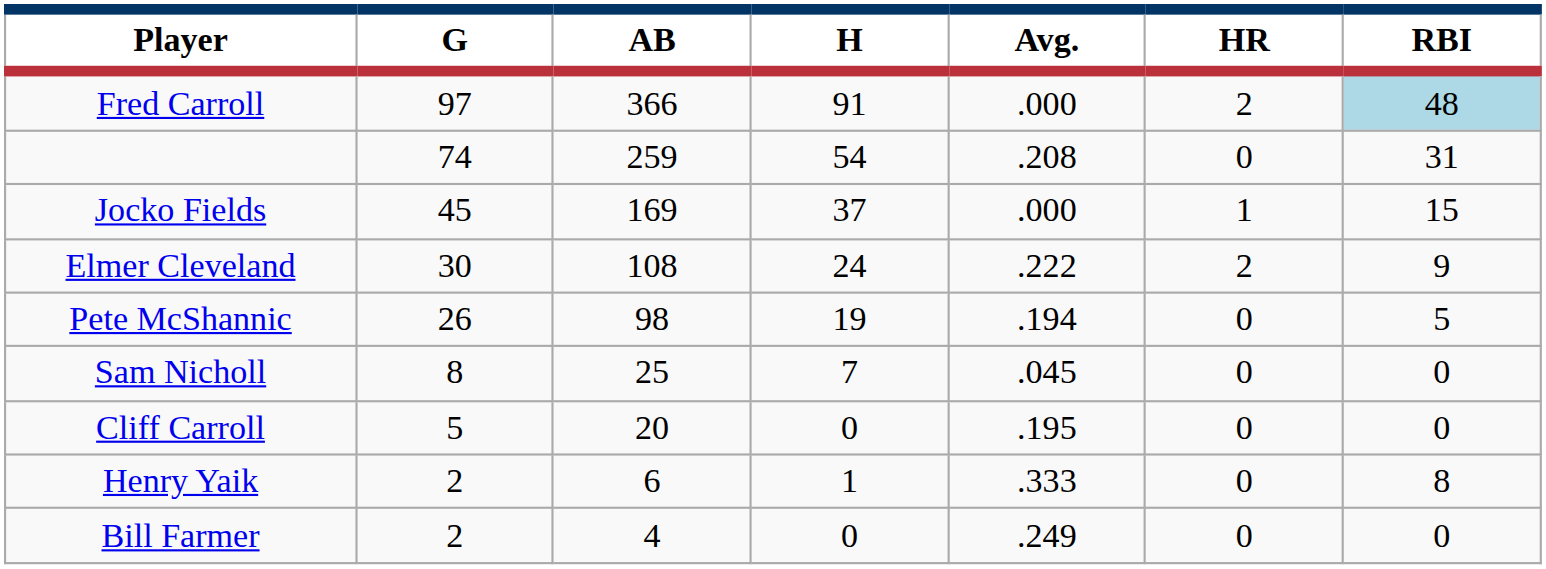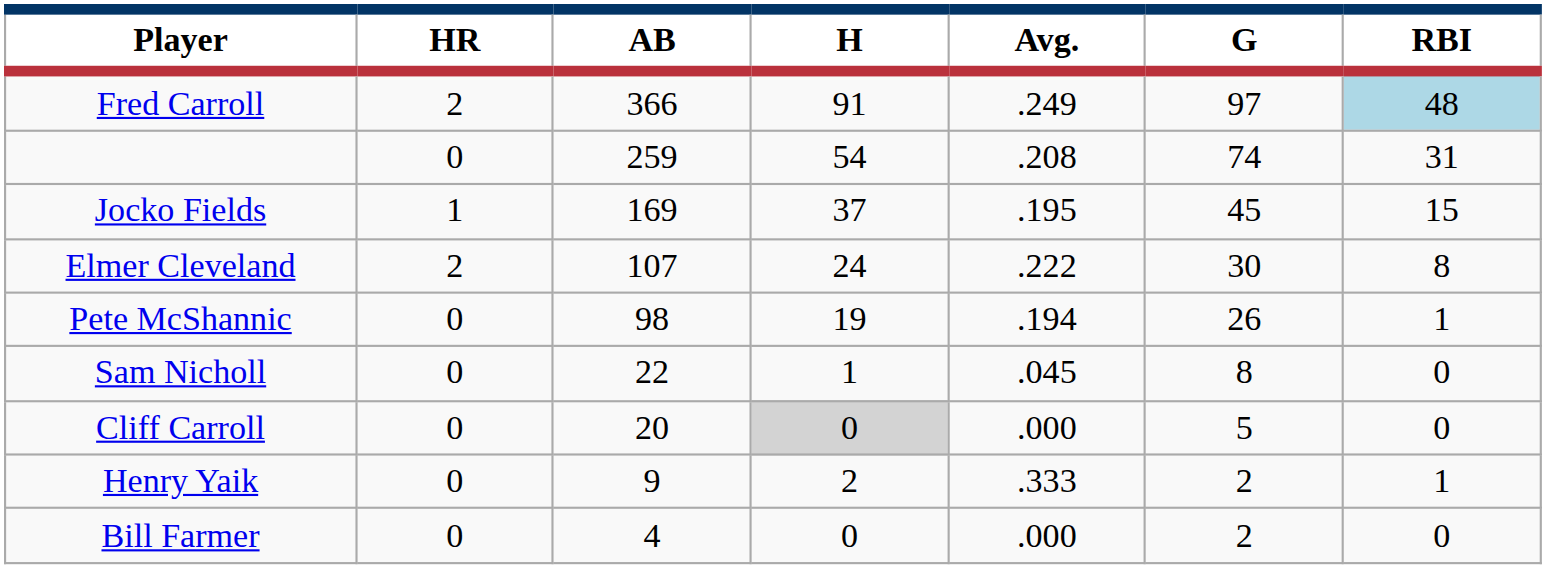columns swapped: (455, 40) <-> (1244, 40)
(1047, 102) .000 -> (1047, 102) .249
(1047, 210) .000 -> (1047, 210) .195
(652, 264) 108 -> (652, 264) 107
(1442, 264) 9 -> (1442, 264) 8
(1442, 318) 5 -> (1442, 318) 1
(652, 372) 25 -> (652, 372) 22
(849, 372) 7 -> (849, 372) 1
(849, 426) no background -> (849, 426) lightgrey background
(1047, 426) .195 -> (1047, 426) .000
(652, 480) 6 -> (652, 480) 9
(849, 480) 1 -> (849, 480) 2
(1442, 480) 8 -> (1442, 480) 1
(1047, 535) .249 -> (1047, 535) .000
